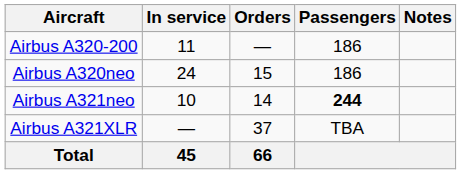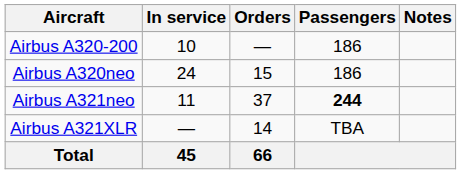(186, 45) 11 -> (186, 45) 10
(186, 100) 10 -> (186, 100) 11
(262, 100) 14 -> (262, 100) 37
(262, 127) 37 -> (262, 127) 14
